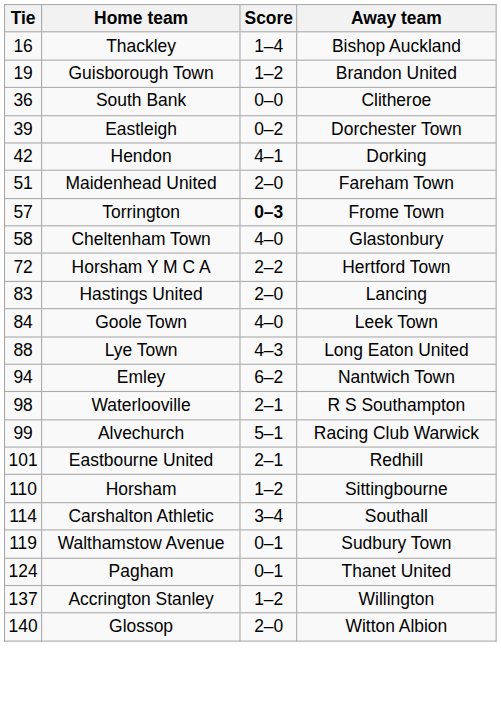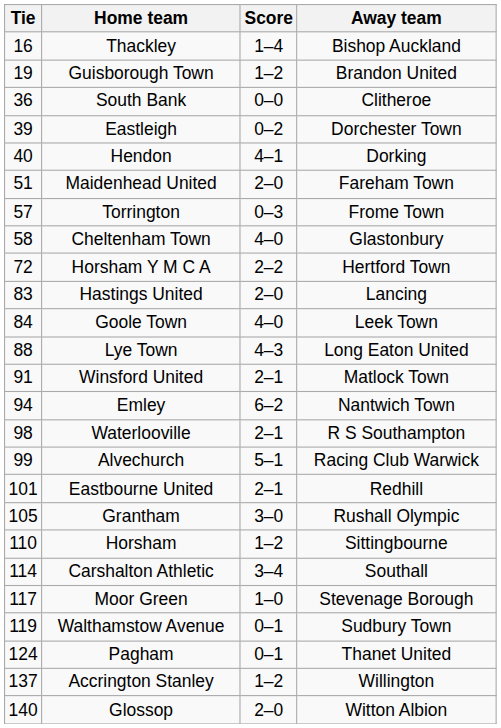(23, 156) 42 -> (23, 156) 40
(269, 211) bold -> (269, 211) normal
+ row: (141, 377)
+ row: (141, 516)
+ row: (141, 599)
